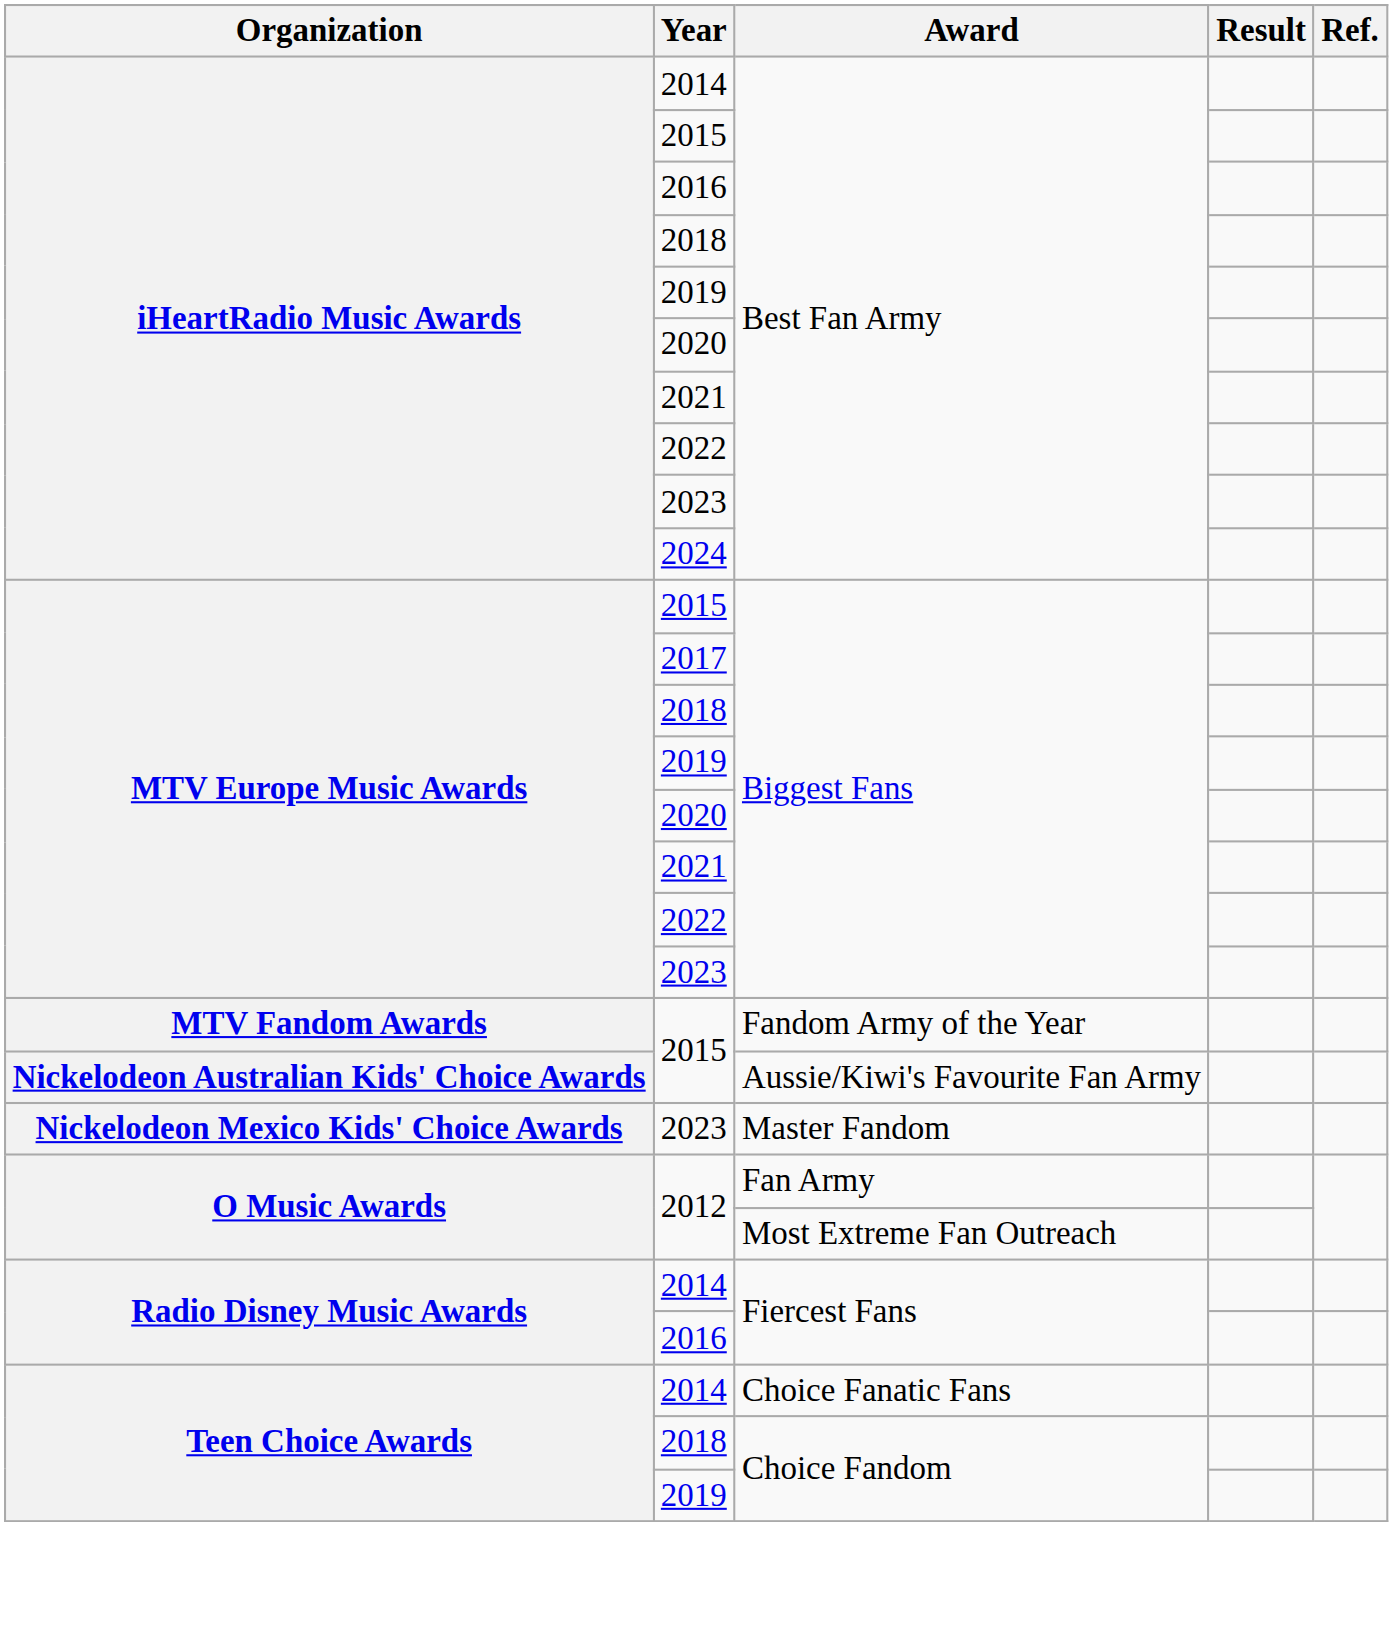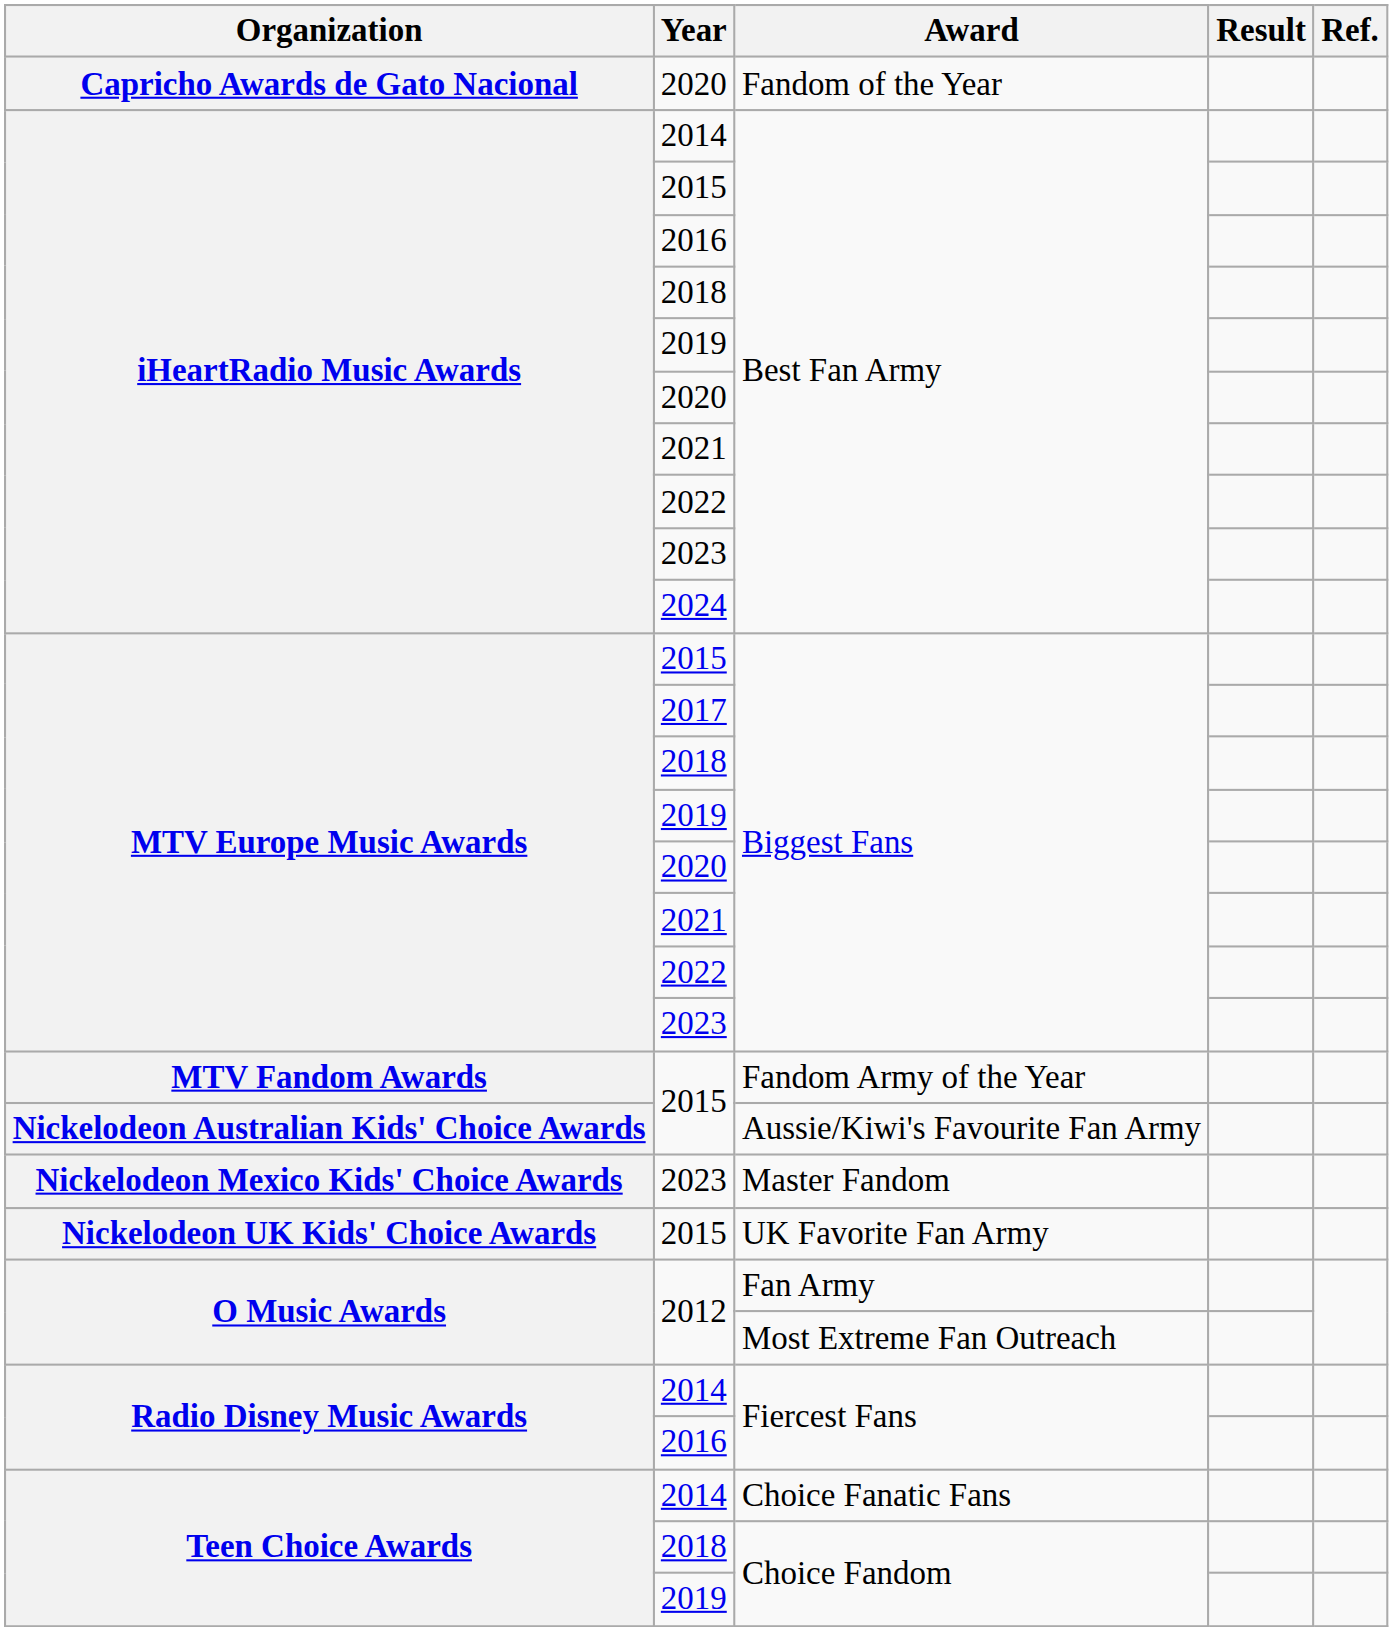+ row: (694, 82)
+ row: (694, 1232)
